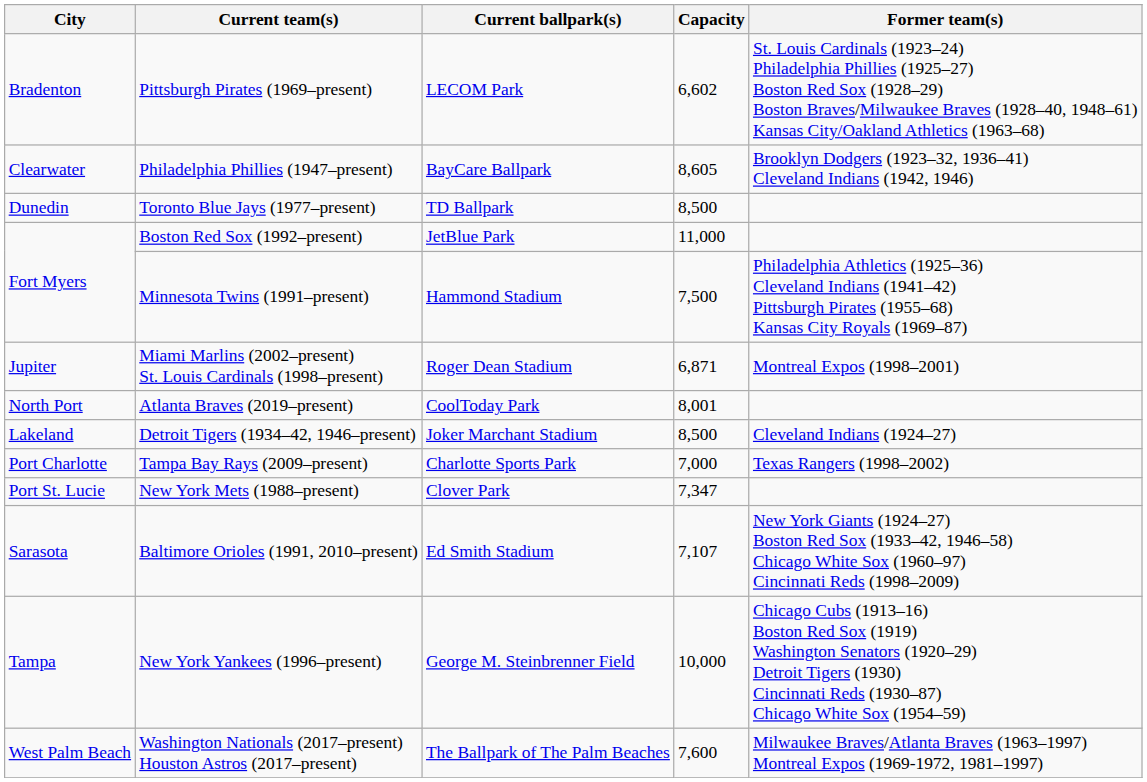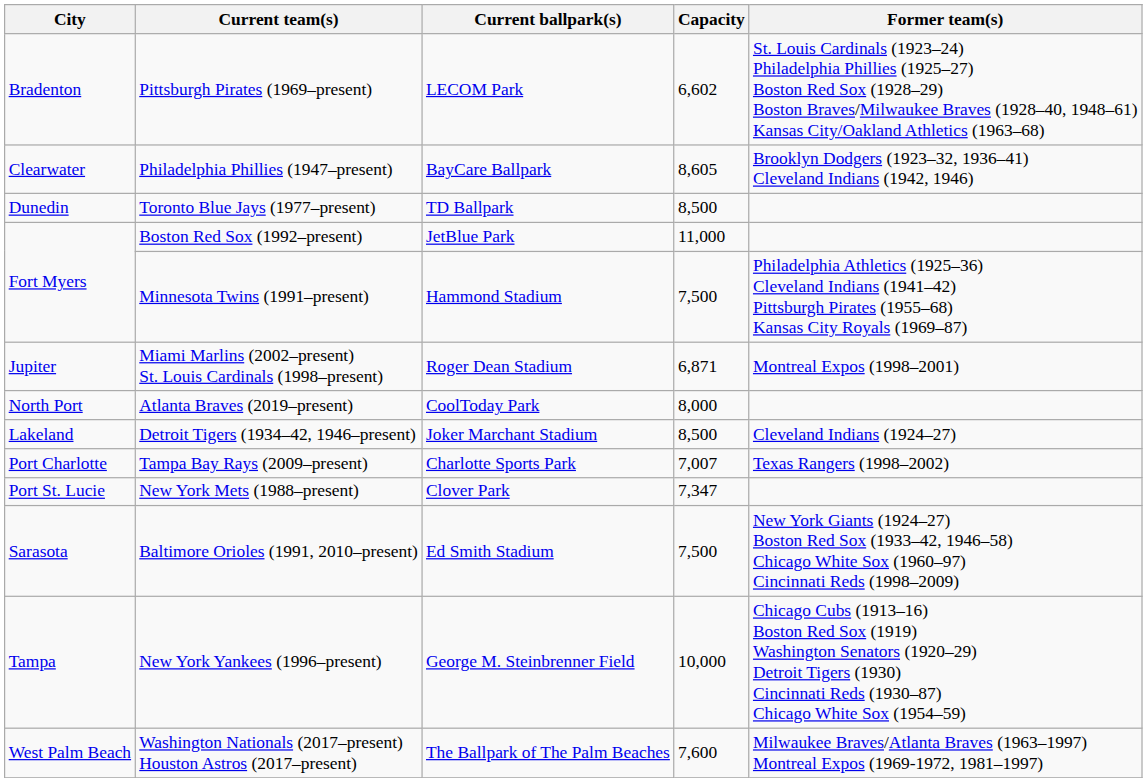(698, 405) 8,001 -> (698, 405) 8,000
(698, 463) 7,000 -> (698, 463) 7,007
(698, 551) 7,107 -> (698, 551) 7,500
